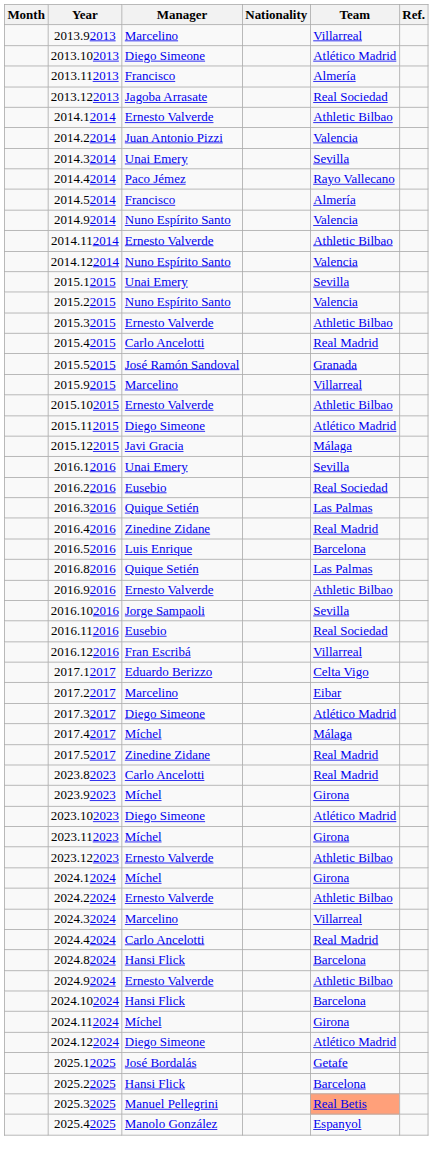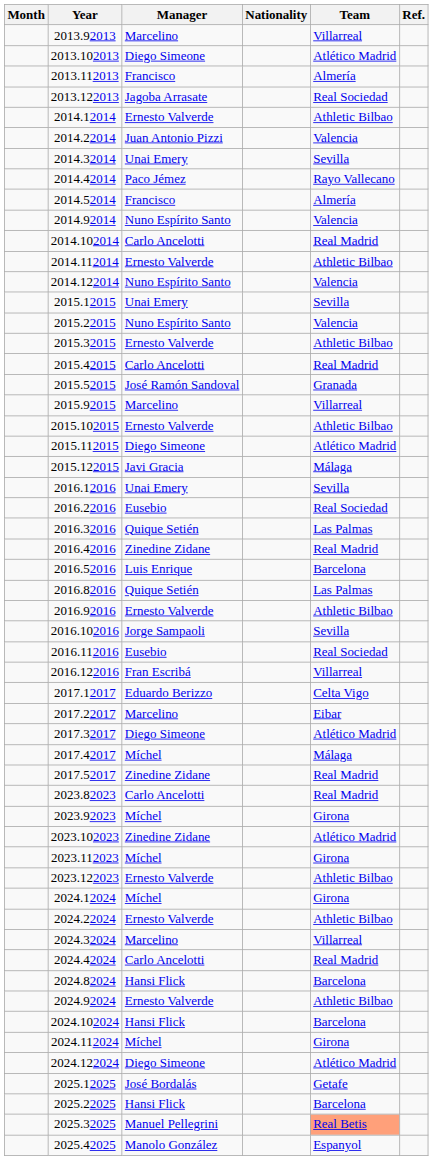+ row: (85, 240)
(165, 816) Diego Simeone -> (167, 836) Zinedine Zidane
